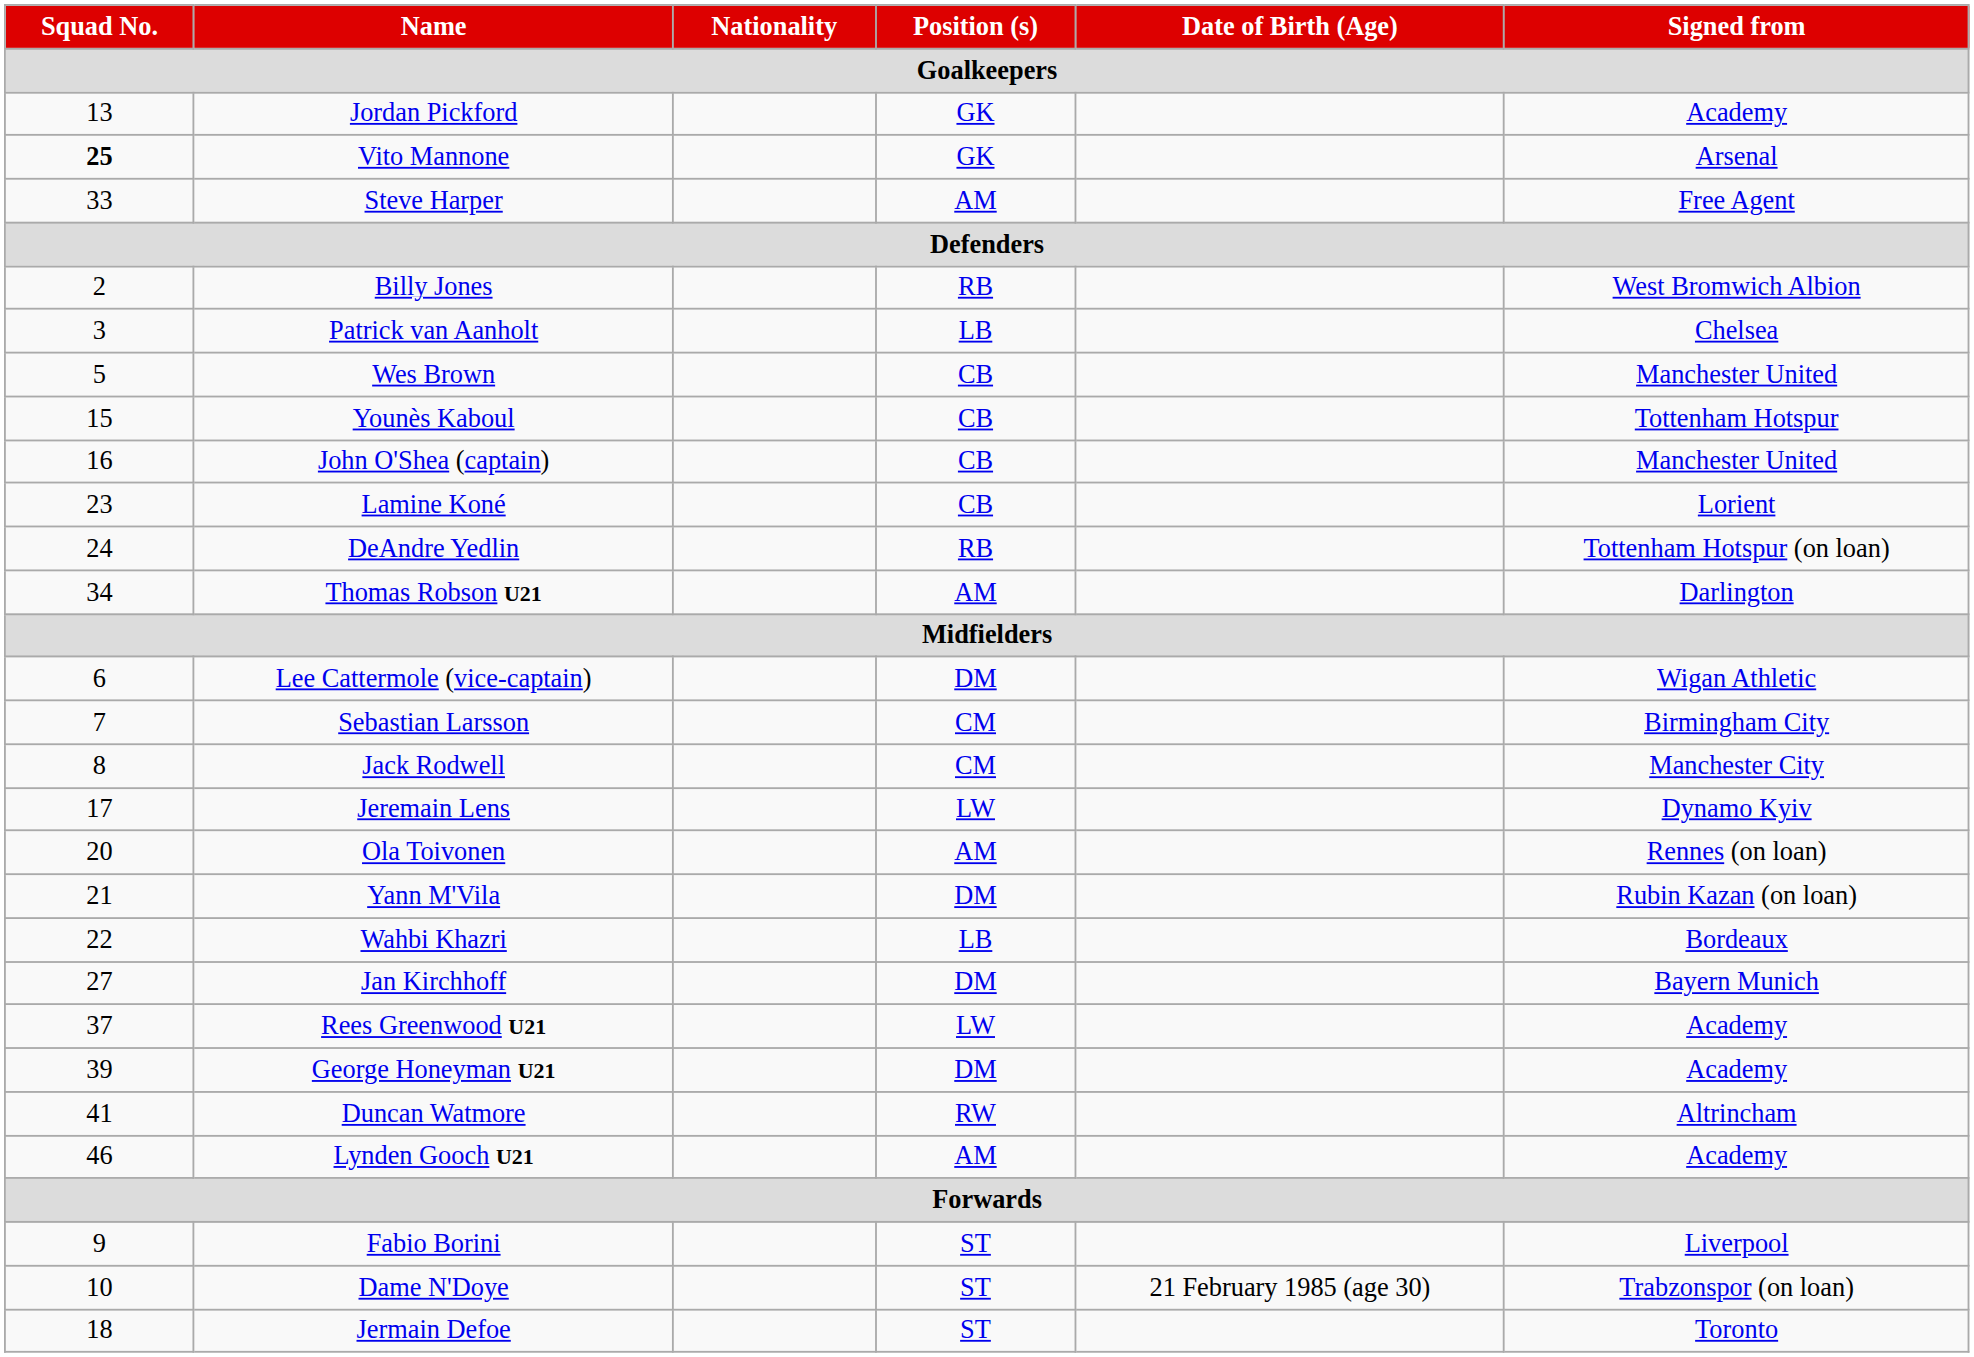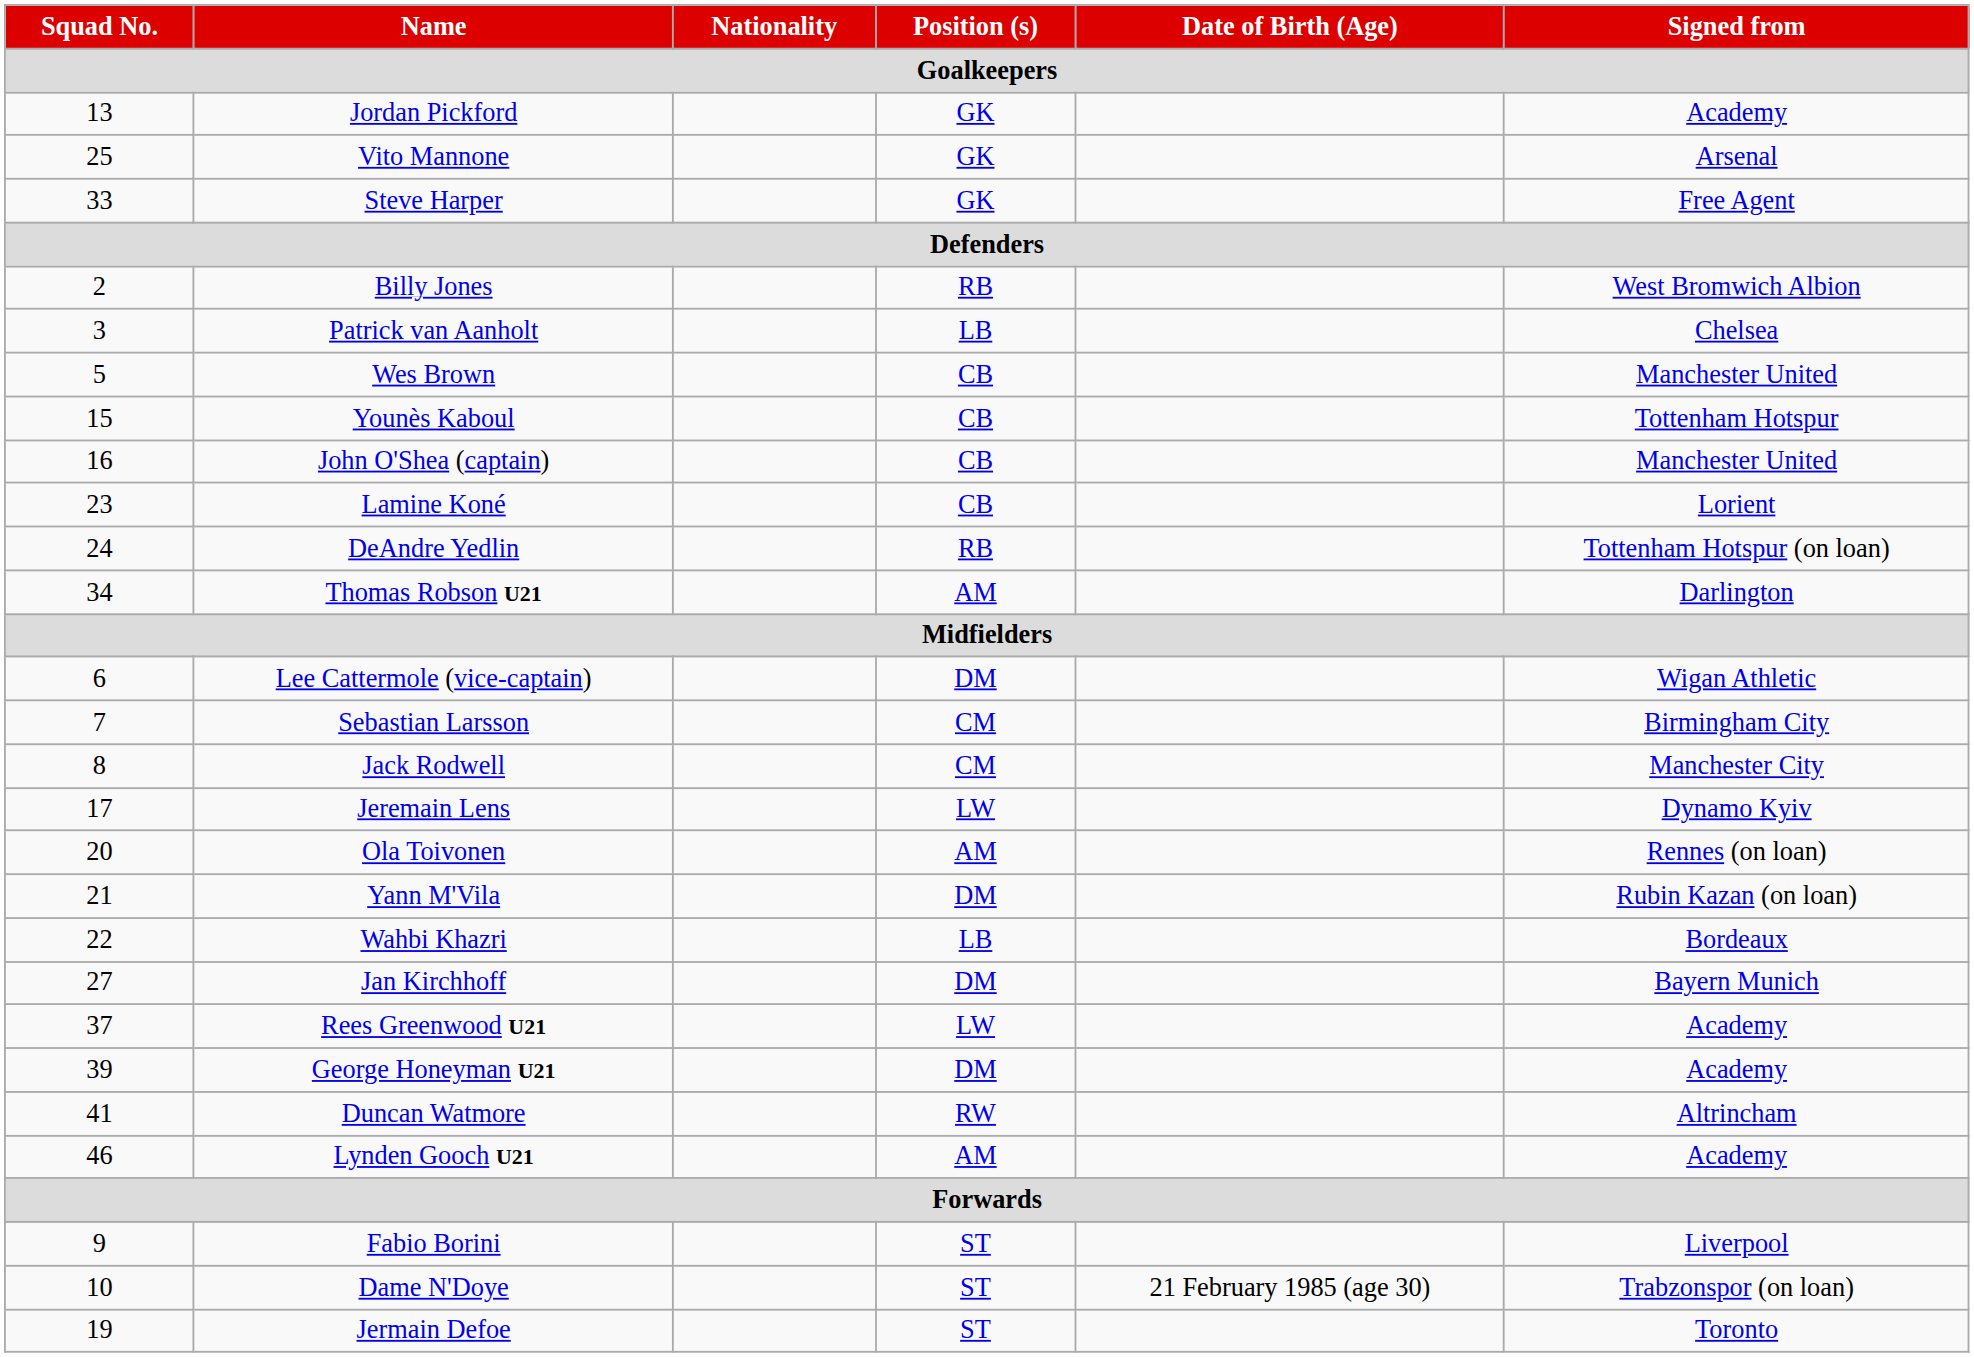(99, 157) bold -> (99, 157) normal
(975, 200) AM -> (975, 200) GK
(99, 1330) 18 -> (99, 1330) 19
